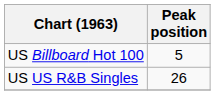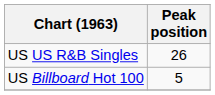rows swapped: (76, 55) <-> (73, 78)
